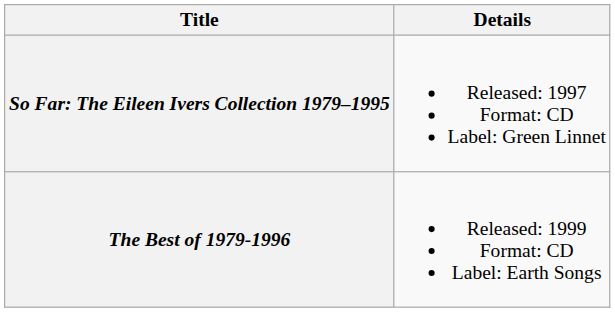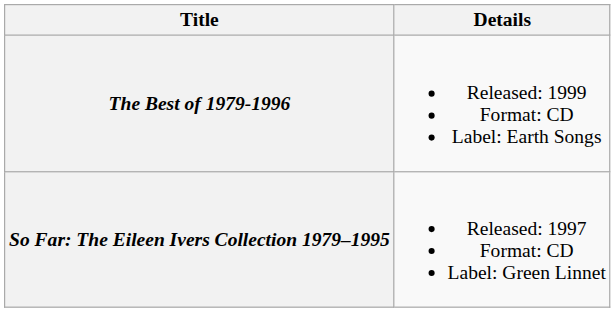rows swapped: (199, 103) <-> (199, 239)
